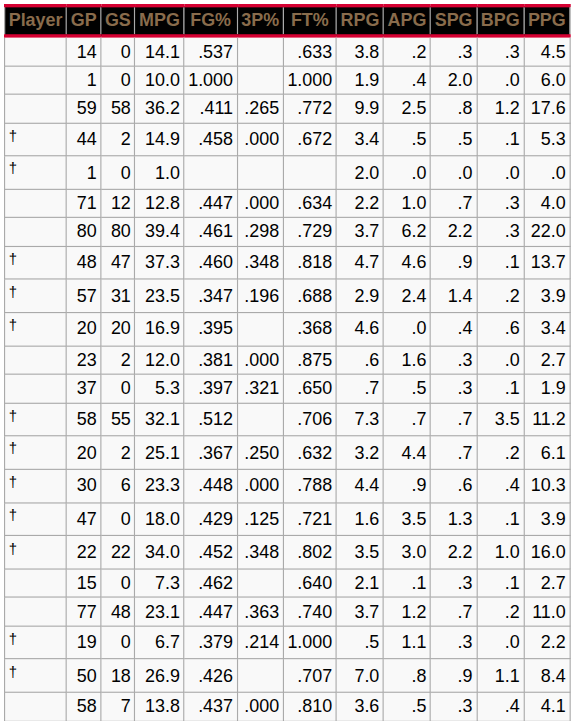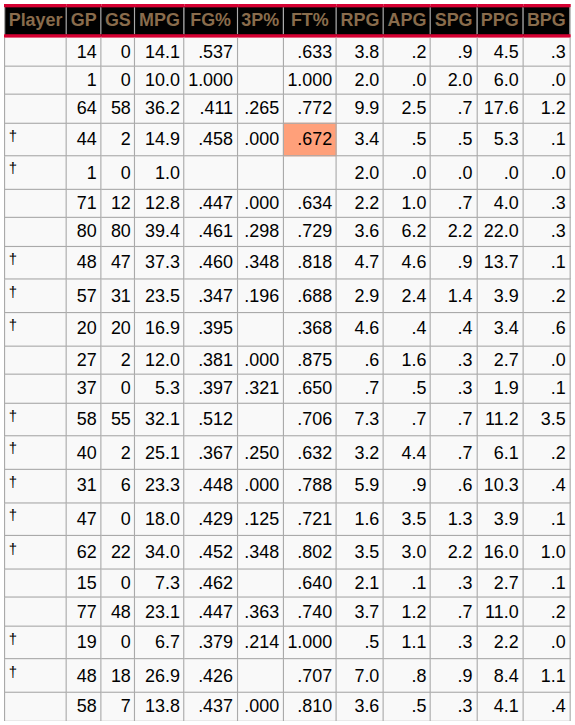columns swapped: (500, 20) <-> (547, 20)
(465, 51) .3 -> (465, 51) .9
(367, 80) 1.9 -> (367, 80) 2.0
(419, 80) .4 -> (419, 80) .0
(87, 108) 59 -> (87, 108) 64
(465, 108) .8 -> (465, 108) .7
(315, 139) no background -> (315, 139) lightsalmon background
(367, 231) 3.7 -> (367, 231) 3.6
(419, 329) .0 -> (419, 329) .4
(87, 360) 23 -> (87, 360) 27
(87, 452) 20 -> (87, 452) 40
(87, 485) 30 -> (87, 485) 31
(367, 485) 4.4 -> (367, 485) 5.9
(87, 552) 22 -> (87, 552) 62
(87, 675) 50 -> (87, 675) 48
